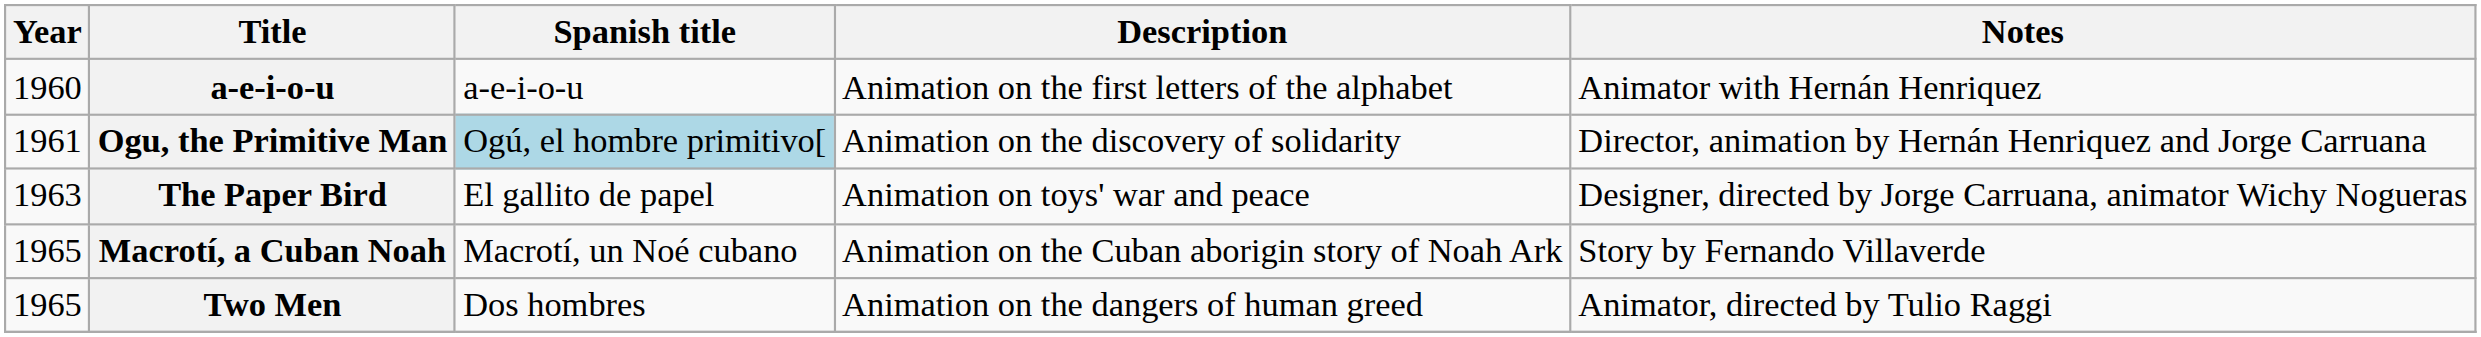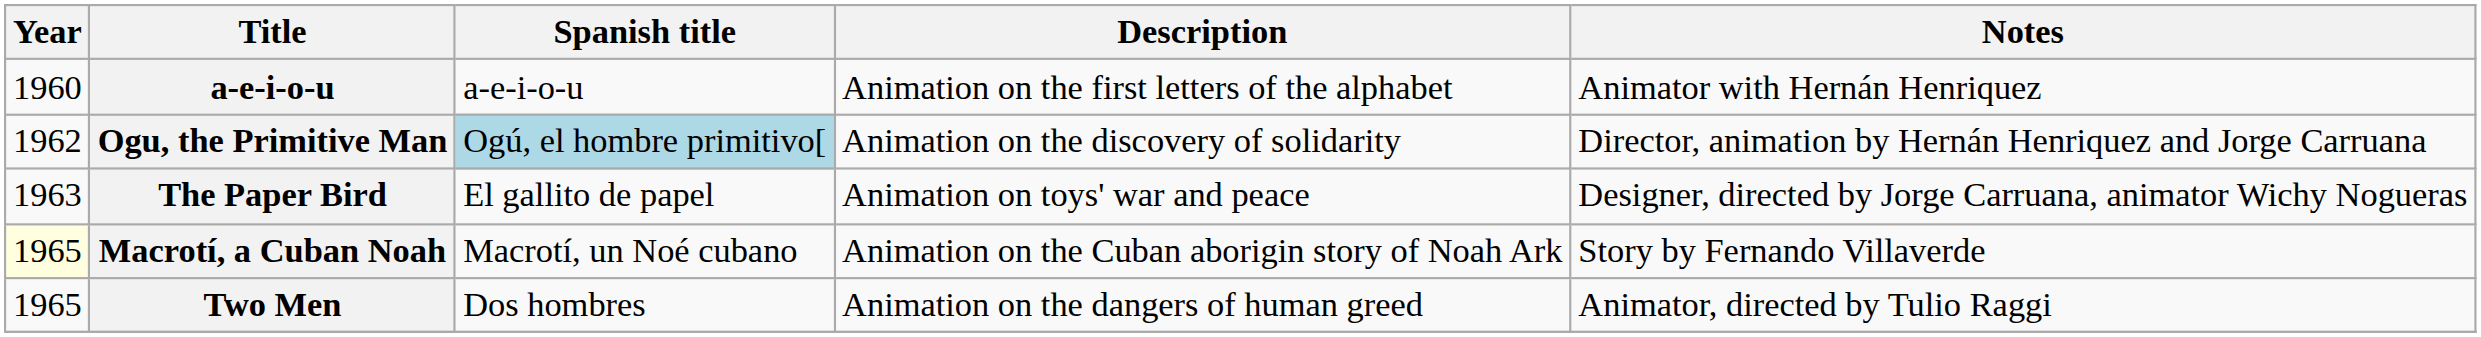(47, 140) 1961 -> (47, 140) 1962
(47, 250) no background -> (47, 250) lightyellow background
